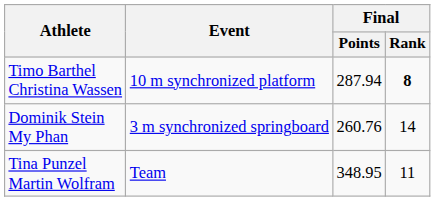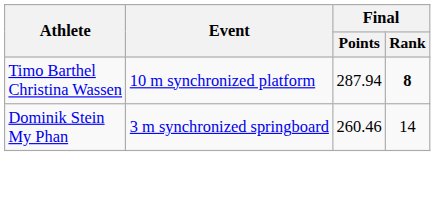(359, 127) 260.76 -> (359, 127) 260.46
- row: (62, 173)
